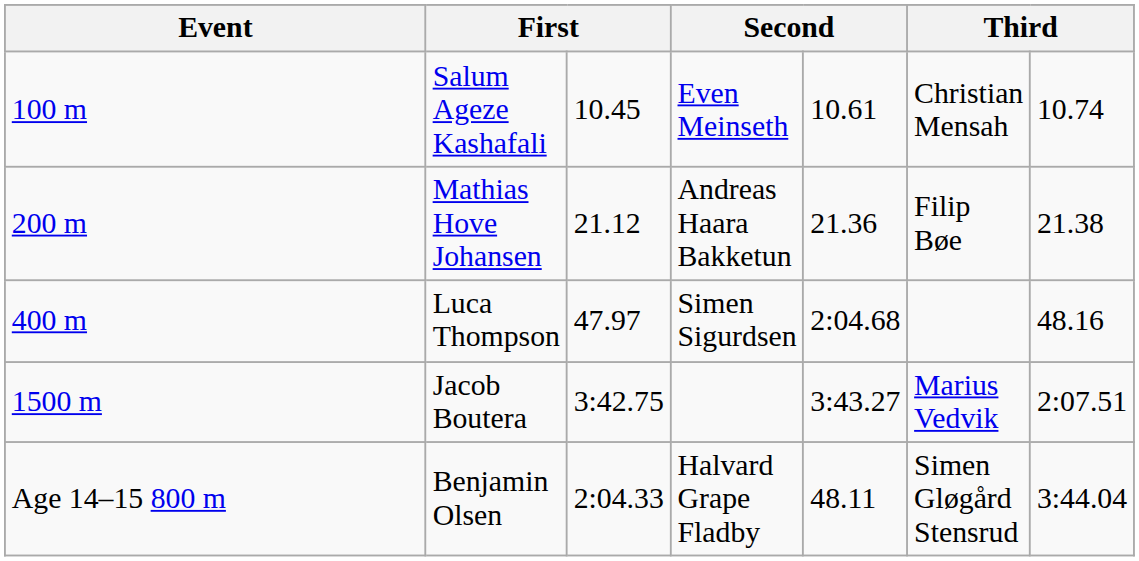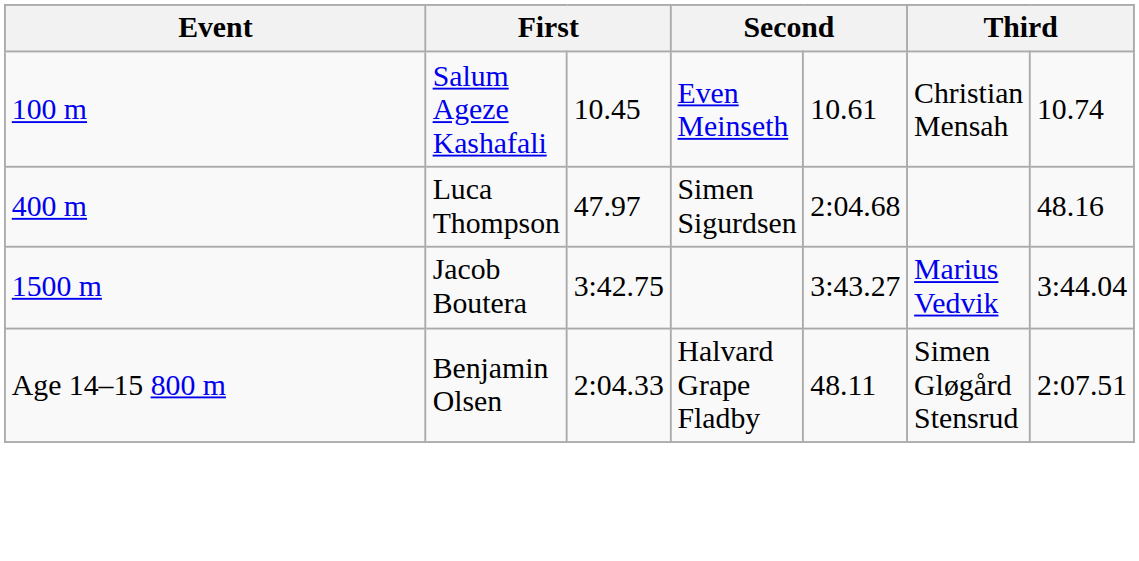- row: (487, 222)
(1082, 401) 2:07.51 -> (1082, 286) 3:44.04
(1082, 498) 3:44.04 -> (1082, 384) 2:07.51
